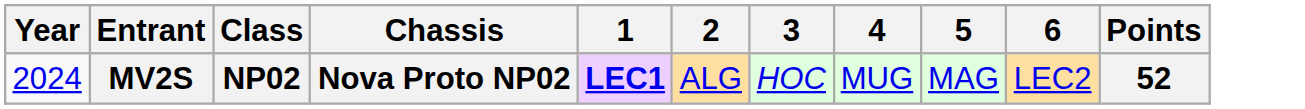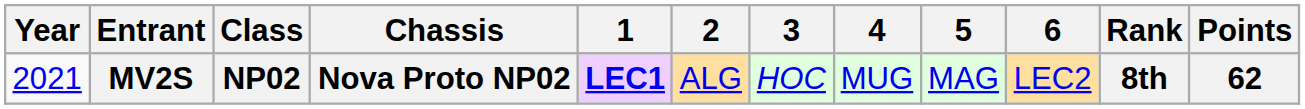+ column: (1144, 29)
(47, 78) 2024 -> (47, 78) 2021
(1154, 78) 52 -> (1245, 78) 62
